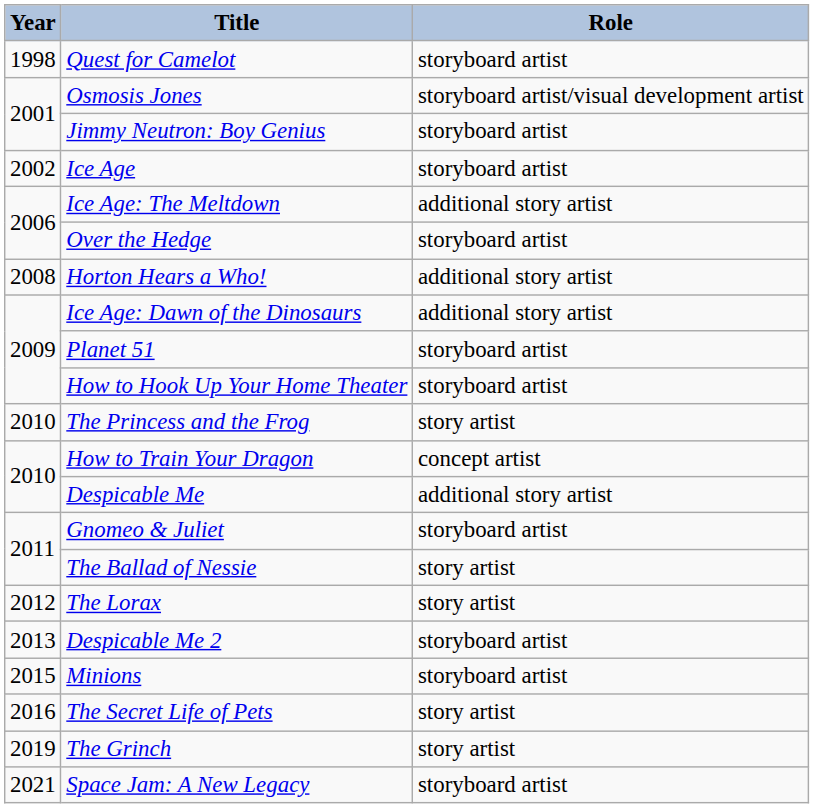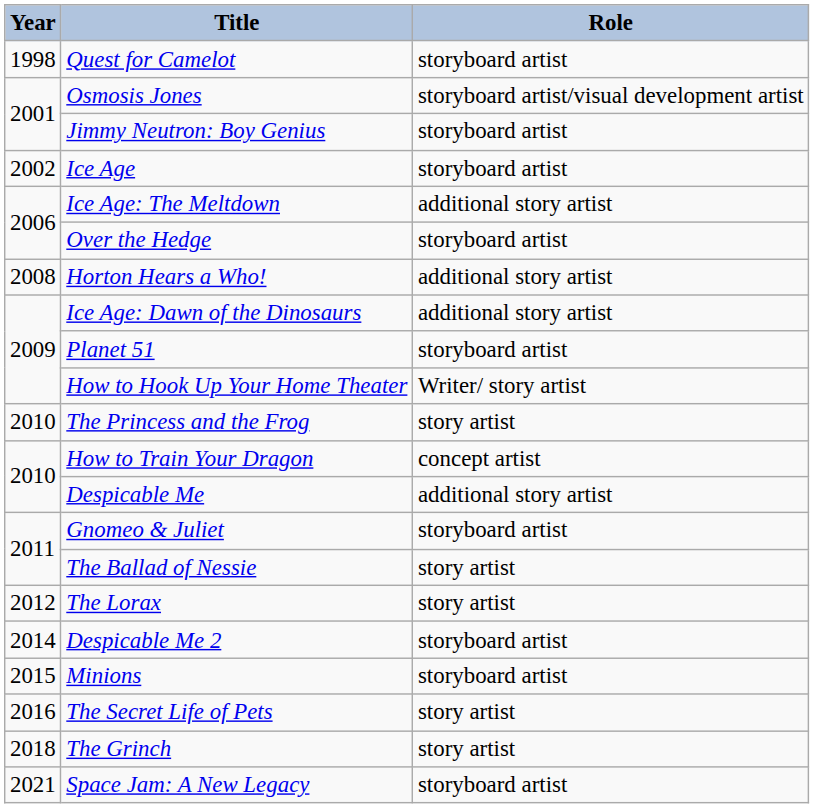(493, 385) storyboard artist -> (502, 385) Writer/ story artist
(33, 639) 2013 -> (33, 639) 2014
(33, 748) 2019 -> (33, 748) 2018
